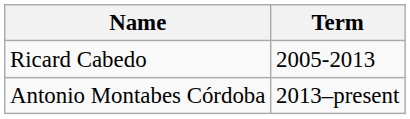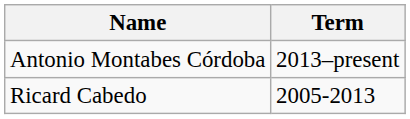rows swapped: (78, 58) <-> (138, 95)
